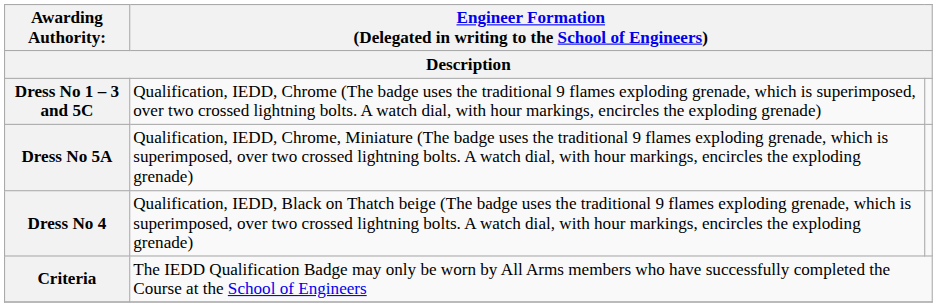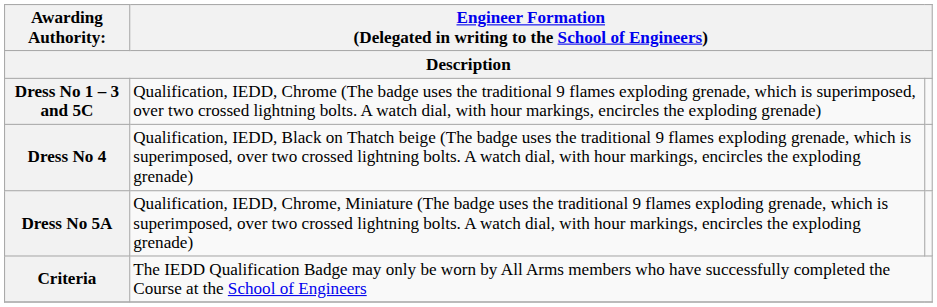rows swapped: (67, 157) <-> (67, 222)
